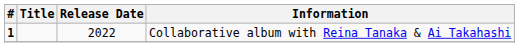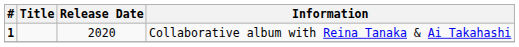(102, 33) 2022 -> (102, 33) 2020
